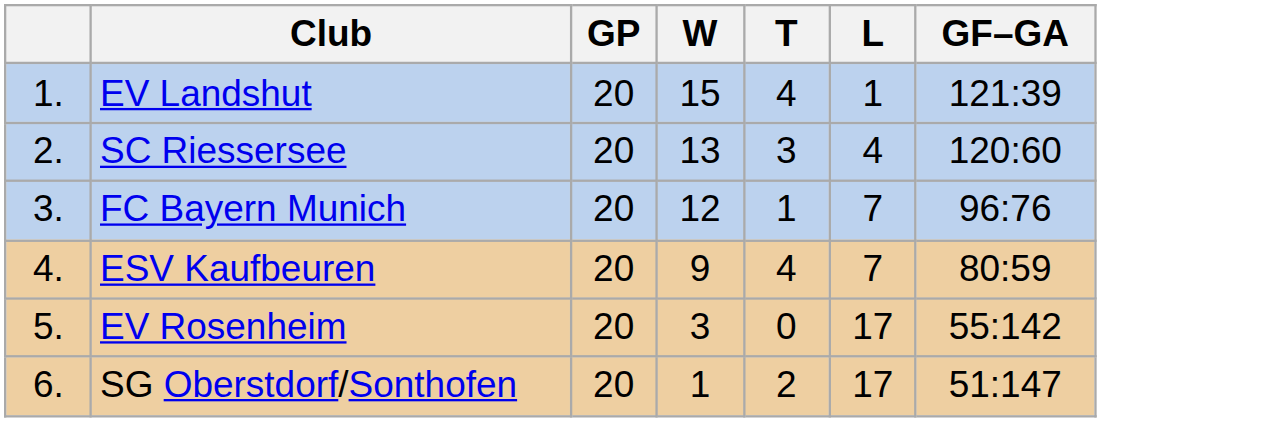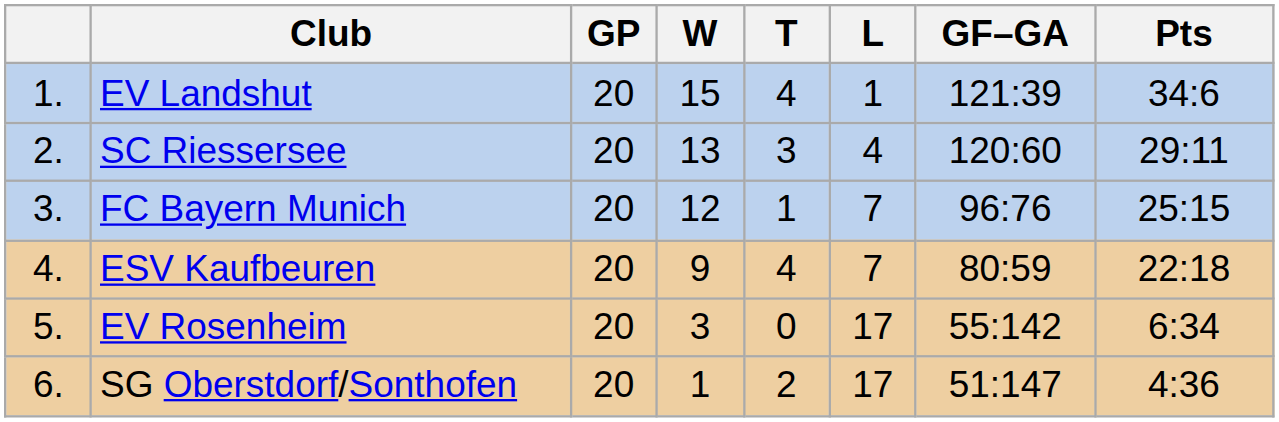+ column: (1184, 33)
